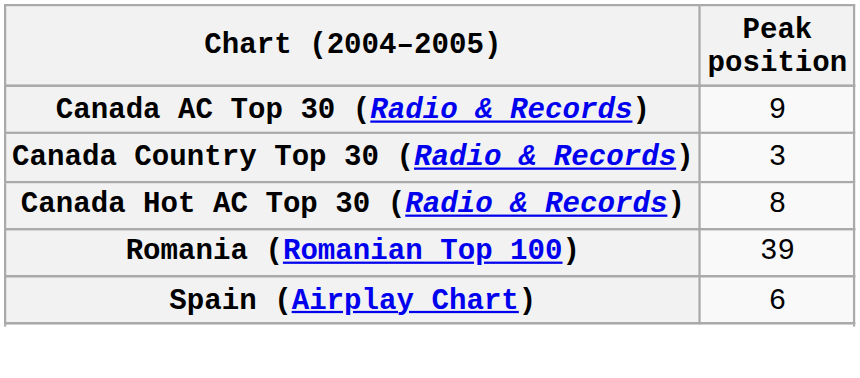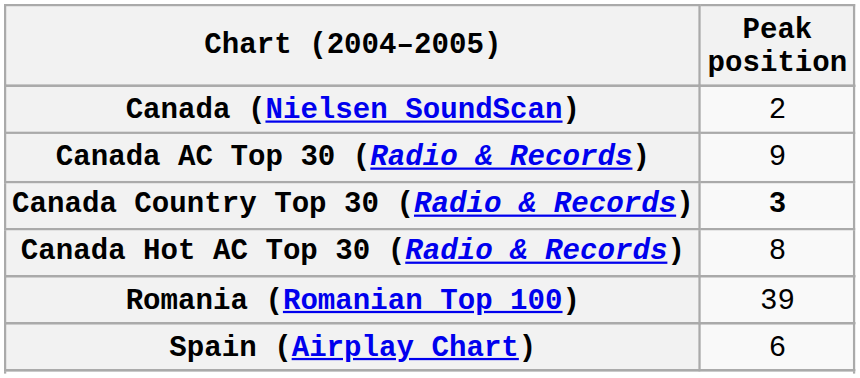+ row: (353, 110)
(777, 157) normal -> (777, 205) bold
